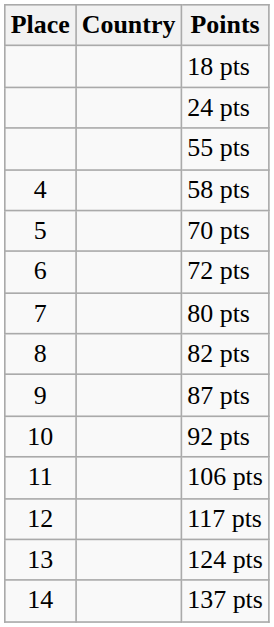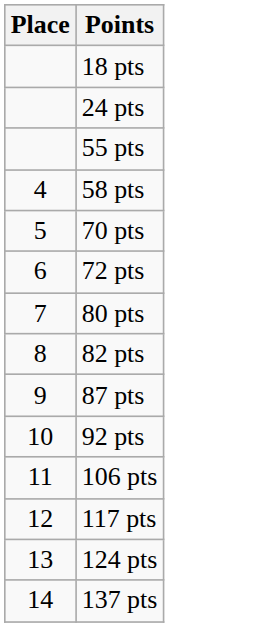- column: (129, 25)
